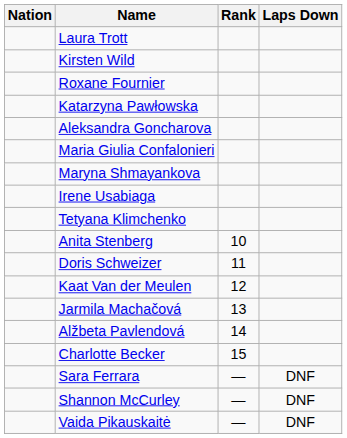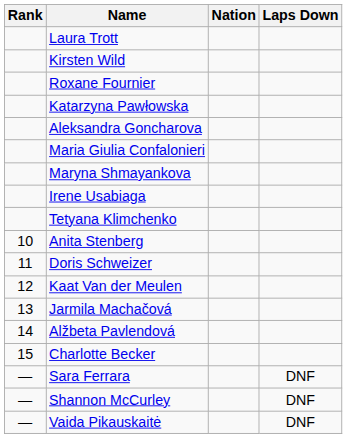columns swapped: (238, 15) <-> (30, 15)
